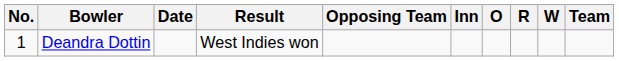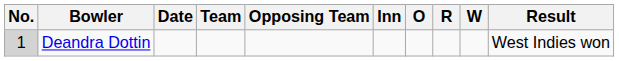columns swapped: (590, 17) <-> (259, 17)
(21, 42) no background -> (21, 42) lightgrey background
